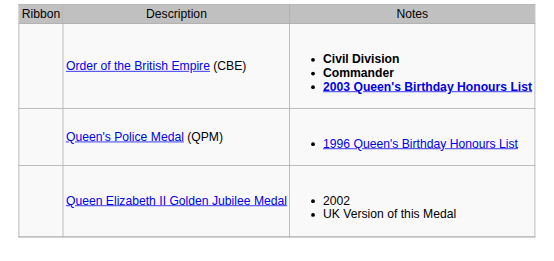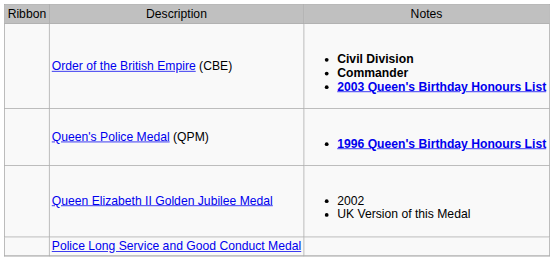(412, 144) normal -> (427, 144) bold
+ row: (176, 246)
